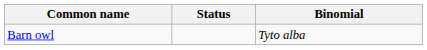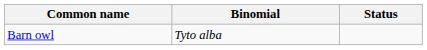columns swapped: (339, 14) <-> (213, 14)
